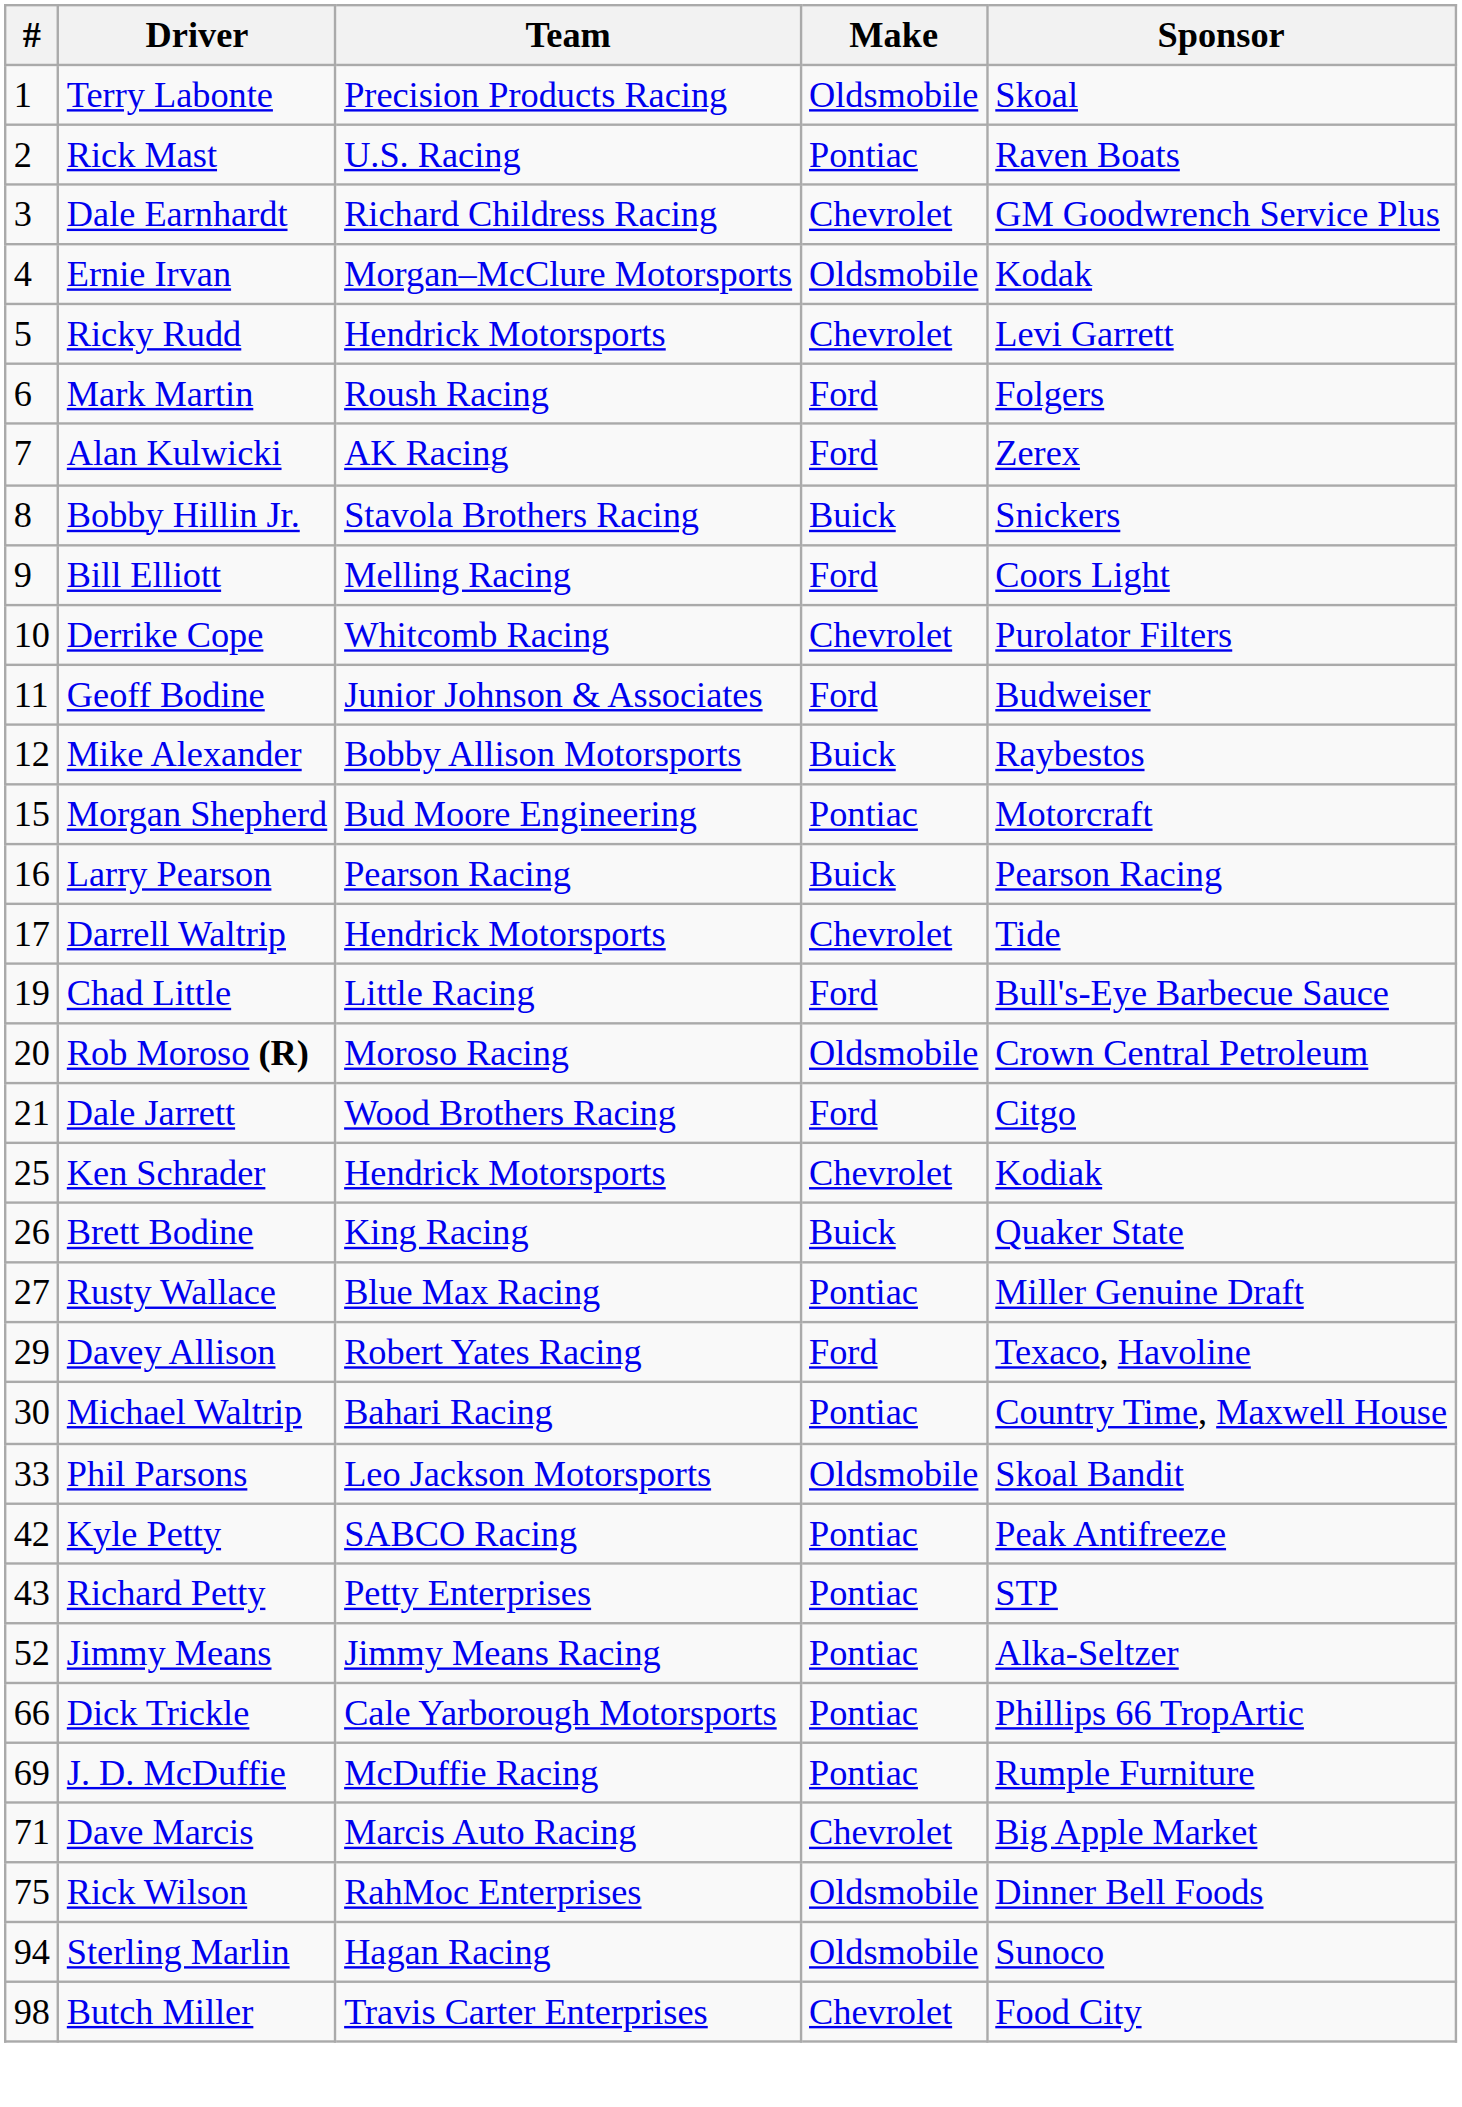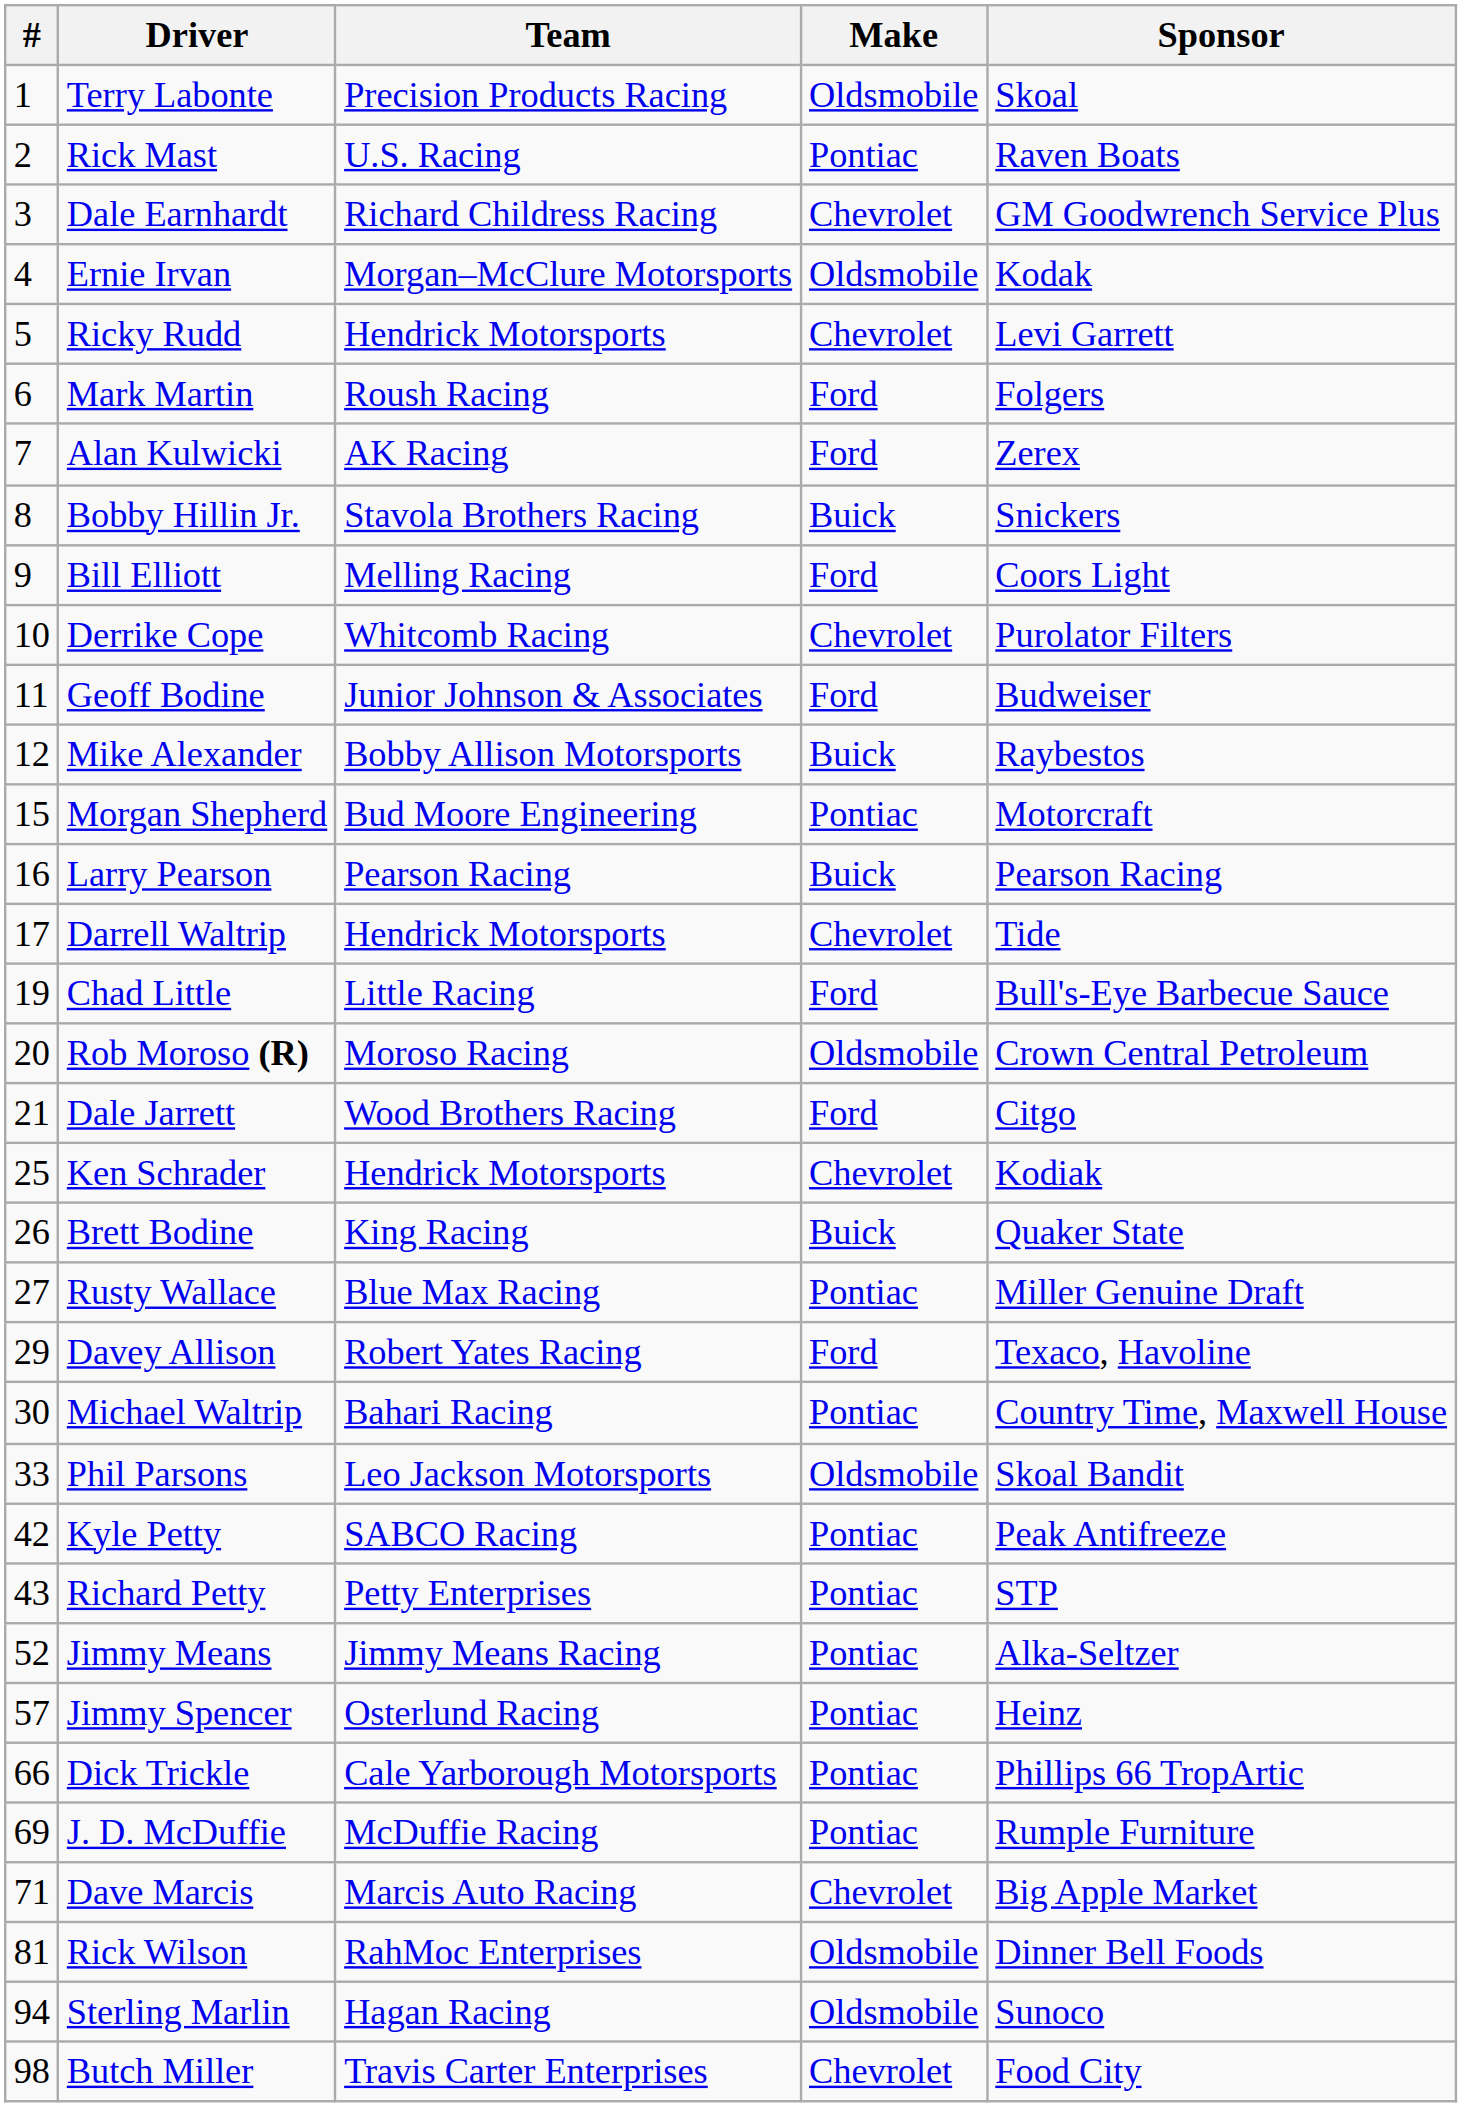+ row: (179, 1711)
(32, 1891) 75 -> (32, 1951) 81
